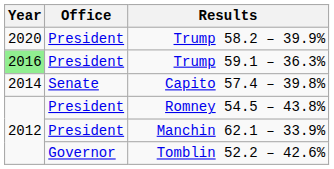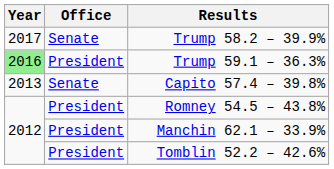(25, 39) 2020 -> (25, 39) 2017
(86, 39) President -> (74, 39) Senate
(25, 85) 2014 -> (25, 85) 2013
(82, 153) Governor -> (86, 153) President
